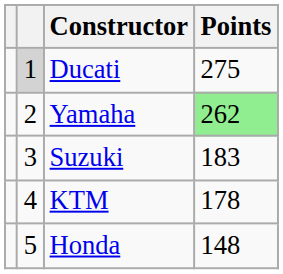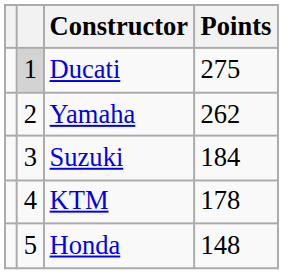(220, 113) lightgreen background -> (220, 113) no background
(220, 157) 183 -> (220, 157) 184
